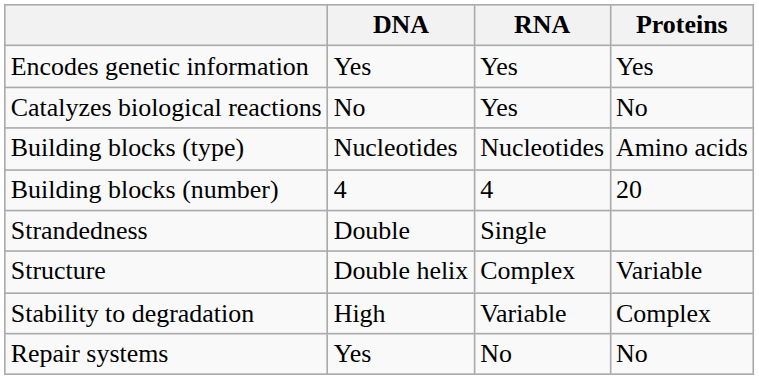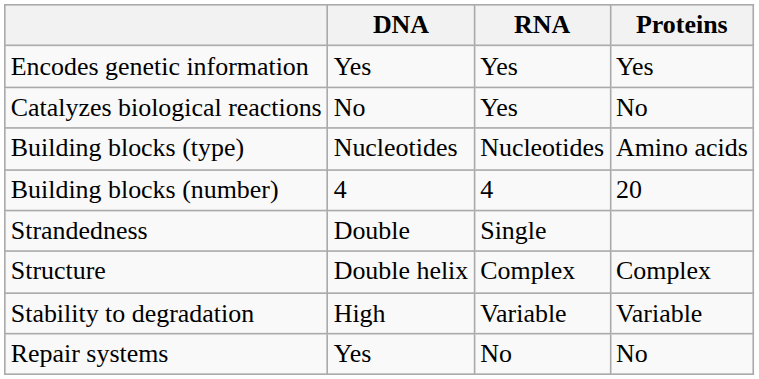(659, 271) Variable -> (664, 271) Complex
(664, 312) Complex -> (659, 312) Variable
